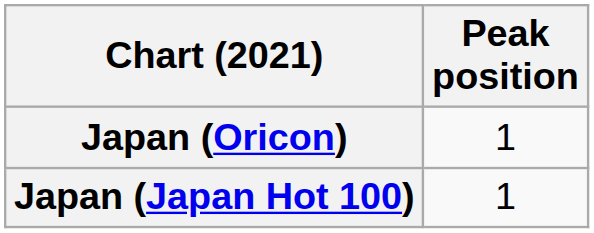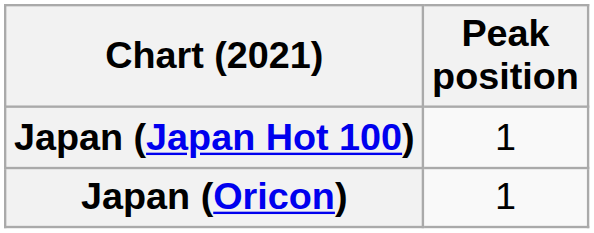rows swapped: (214, 196) <-> (214, 136)
